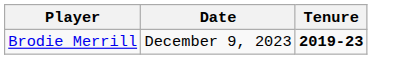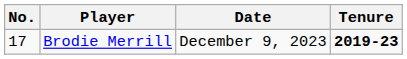+ column: (22, 17)
